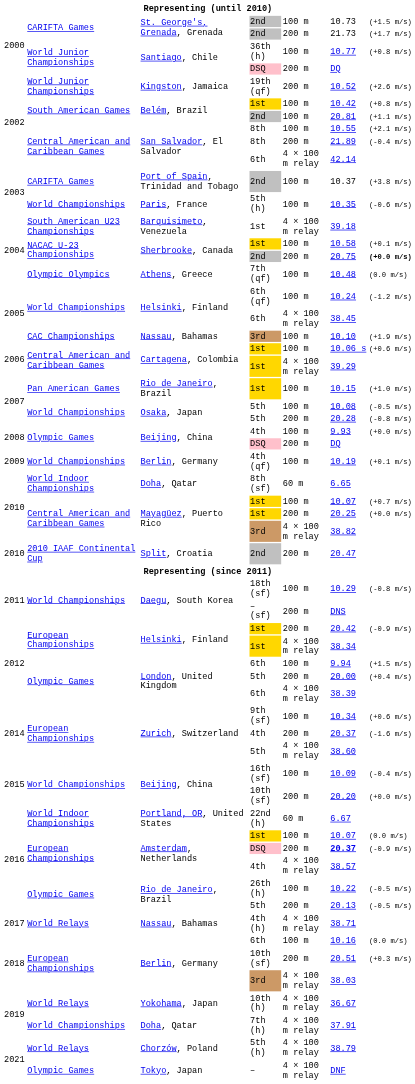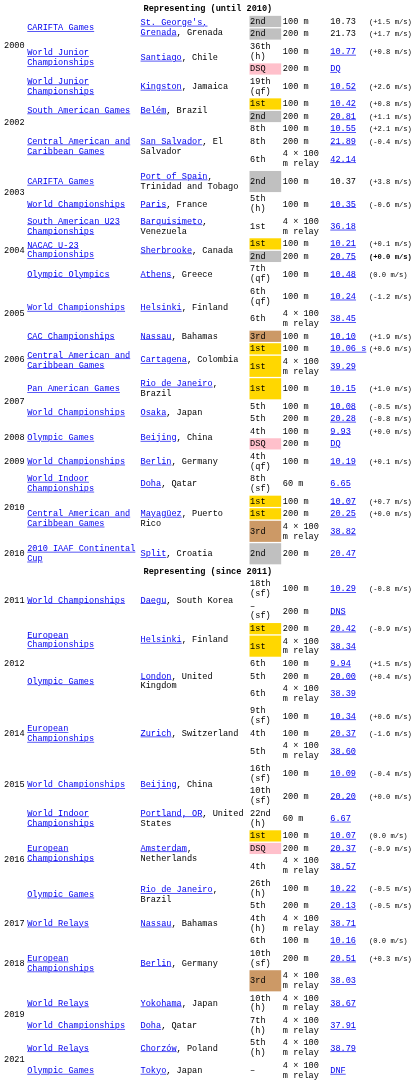(296, 86) 200 m -> (296, 86) 100 m
(296, 117) 100 m -> (296, 117) 200 m
(343, 226) 39.18 -> (343, 226) 36.18
(343, 244) 10.58 -> (343, 244) 10.21
(296, 734) 200 m -> (296, 734) 100 m
(343, 848) bold -> (343, 848) normal
(343, 1003) 36.67 -> (343, 1003) 38.67
